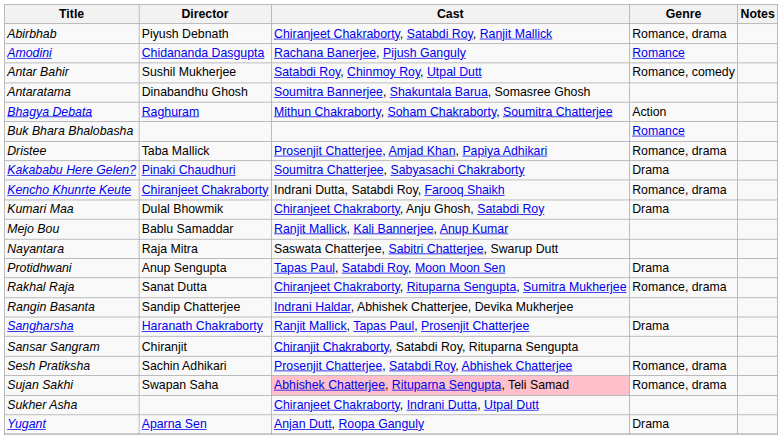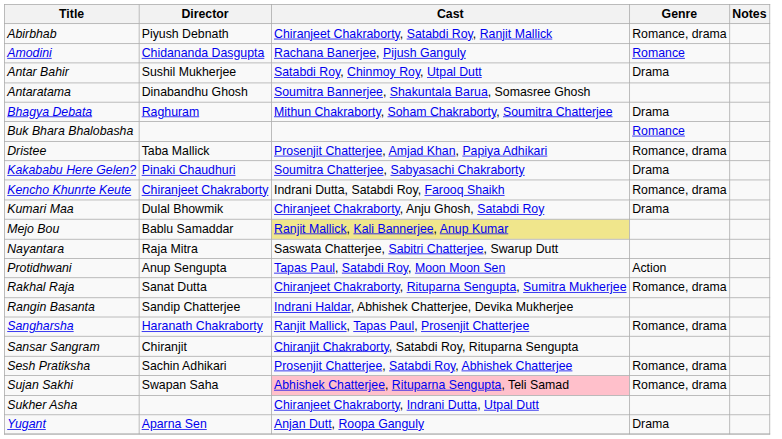(684, 72) Romance, comedy -> (651, 72) Drama
(649, 111) Action -> (651, 111) Drama
(391, 229) no background -> (391, 229) khaki background
(651, 268) Drama -> (649, 268) Action
(651, 326) Drama -> (679, 326) Romance, drama
